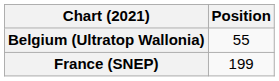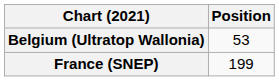(241, 40) 55 -> (241, 40) 53
